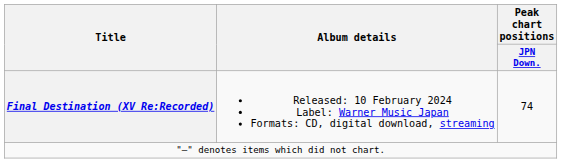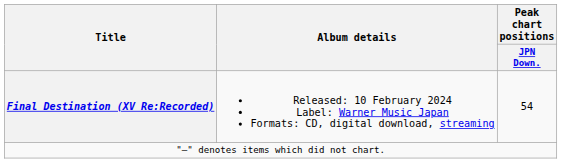(527, 107) 74 -> (527, 107) 54
